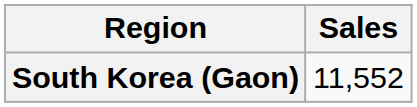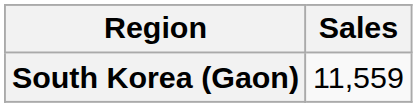(358, 76) 11,552 -> (358, 76) 11,559
